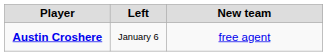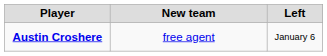columns swapped: (138, 13) <-> (244, 13)
